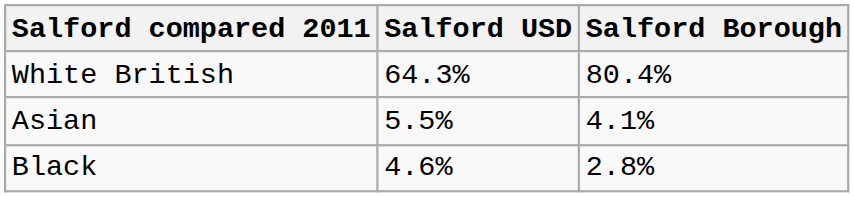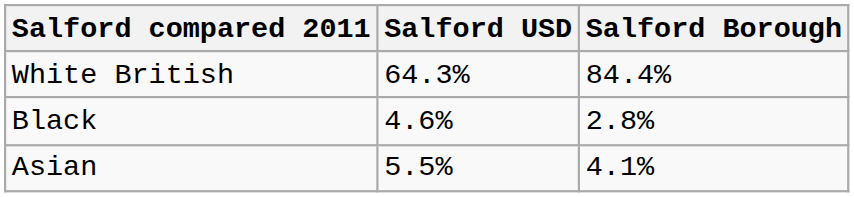(628, 75) 80.4% -> (628, 75) 84.4%
rows swapped: (55, 121) <-> (55, 167)
